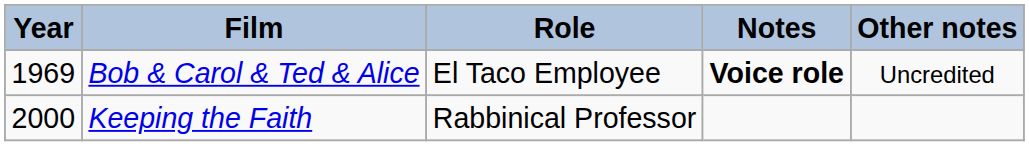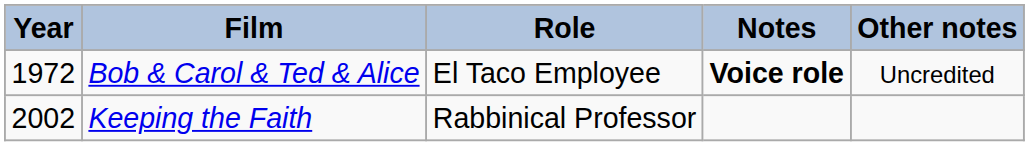(43, 73) 1969 -> (43, 73) 1972
(43, 118) 2000 -> (43, 118) 2002
